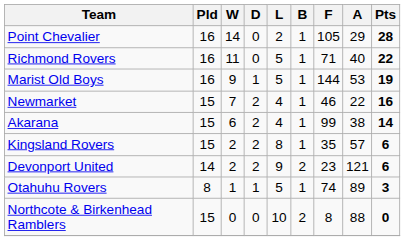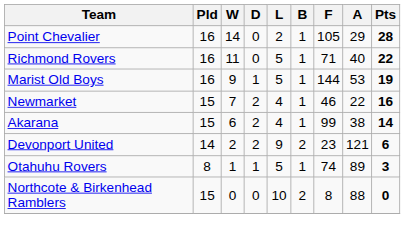- row: (61, 144)
